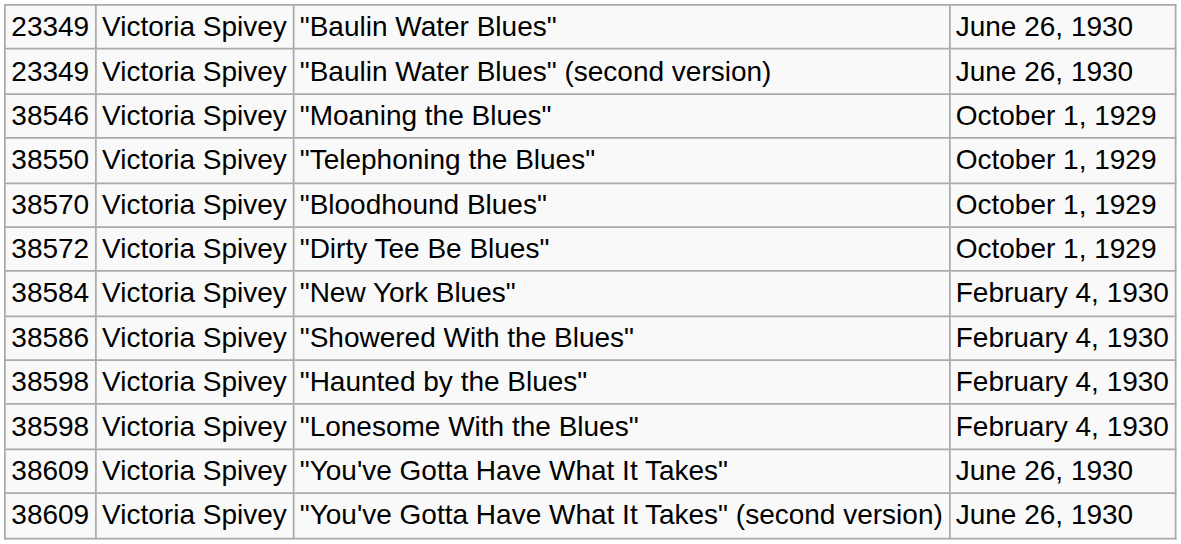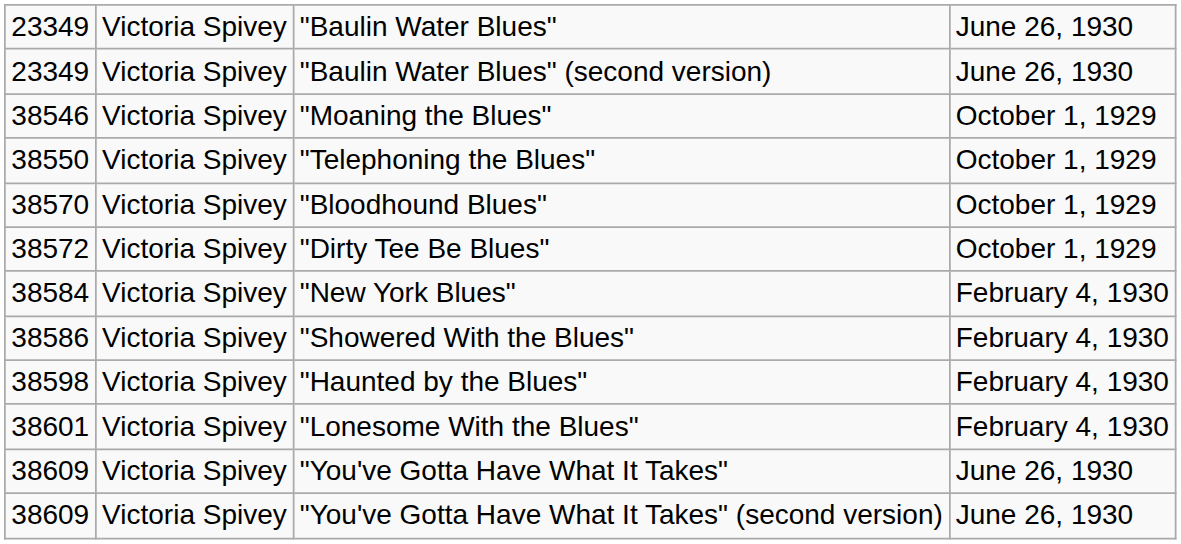(50, 426) 38598 -> (50, 426) 38601
